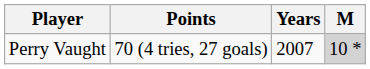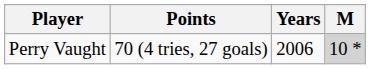(295, 48) 2007 -> (295, 48) 2006
